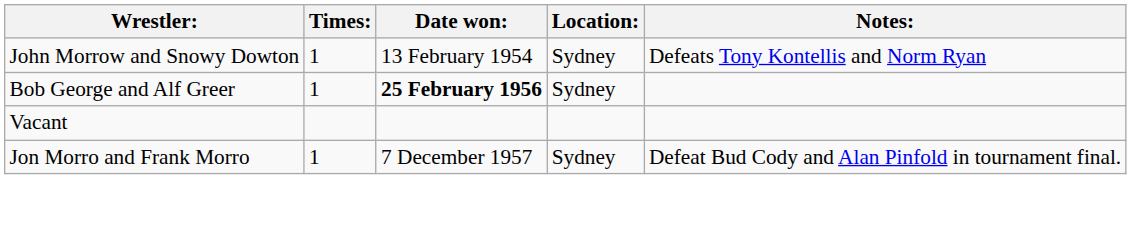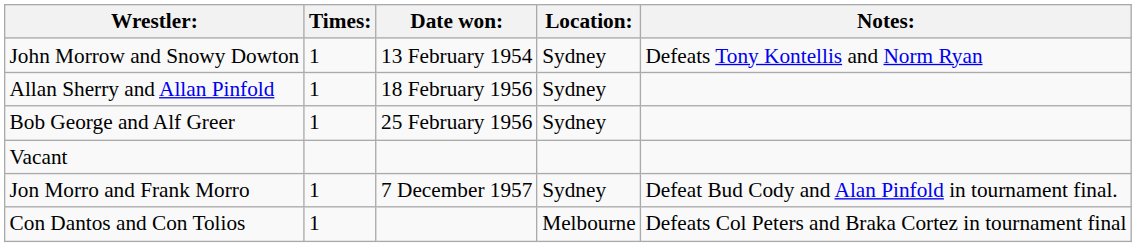+ row: (142, 88)
(461, 88) bold -> (457, 122) normal
+ row: (127, 223)
